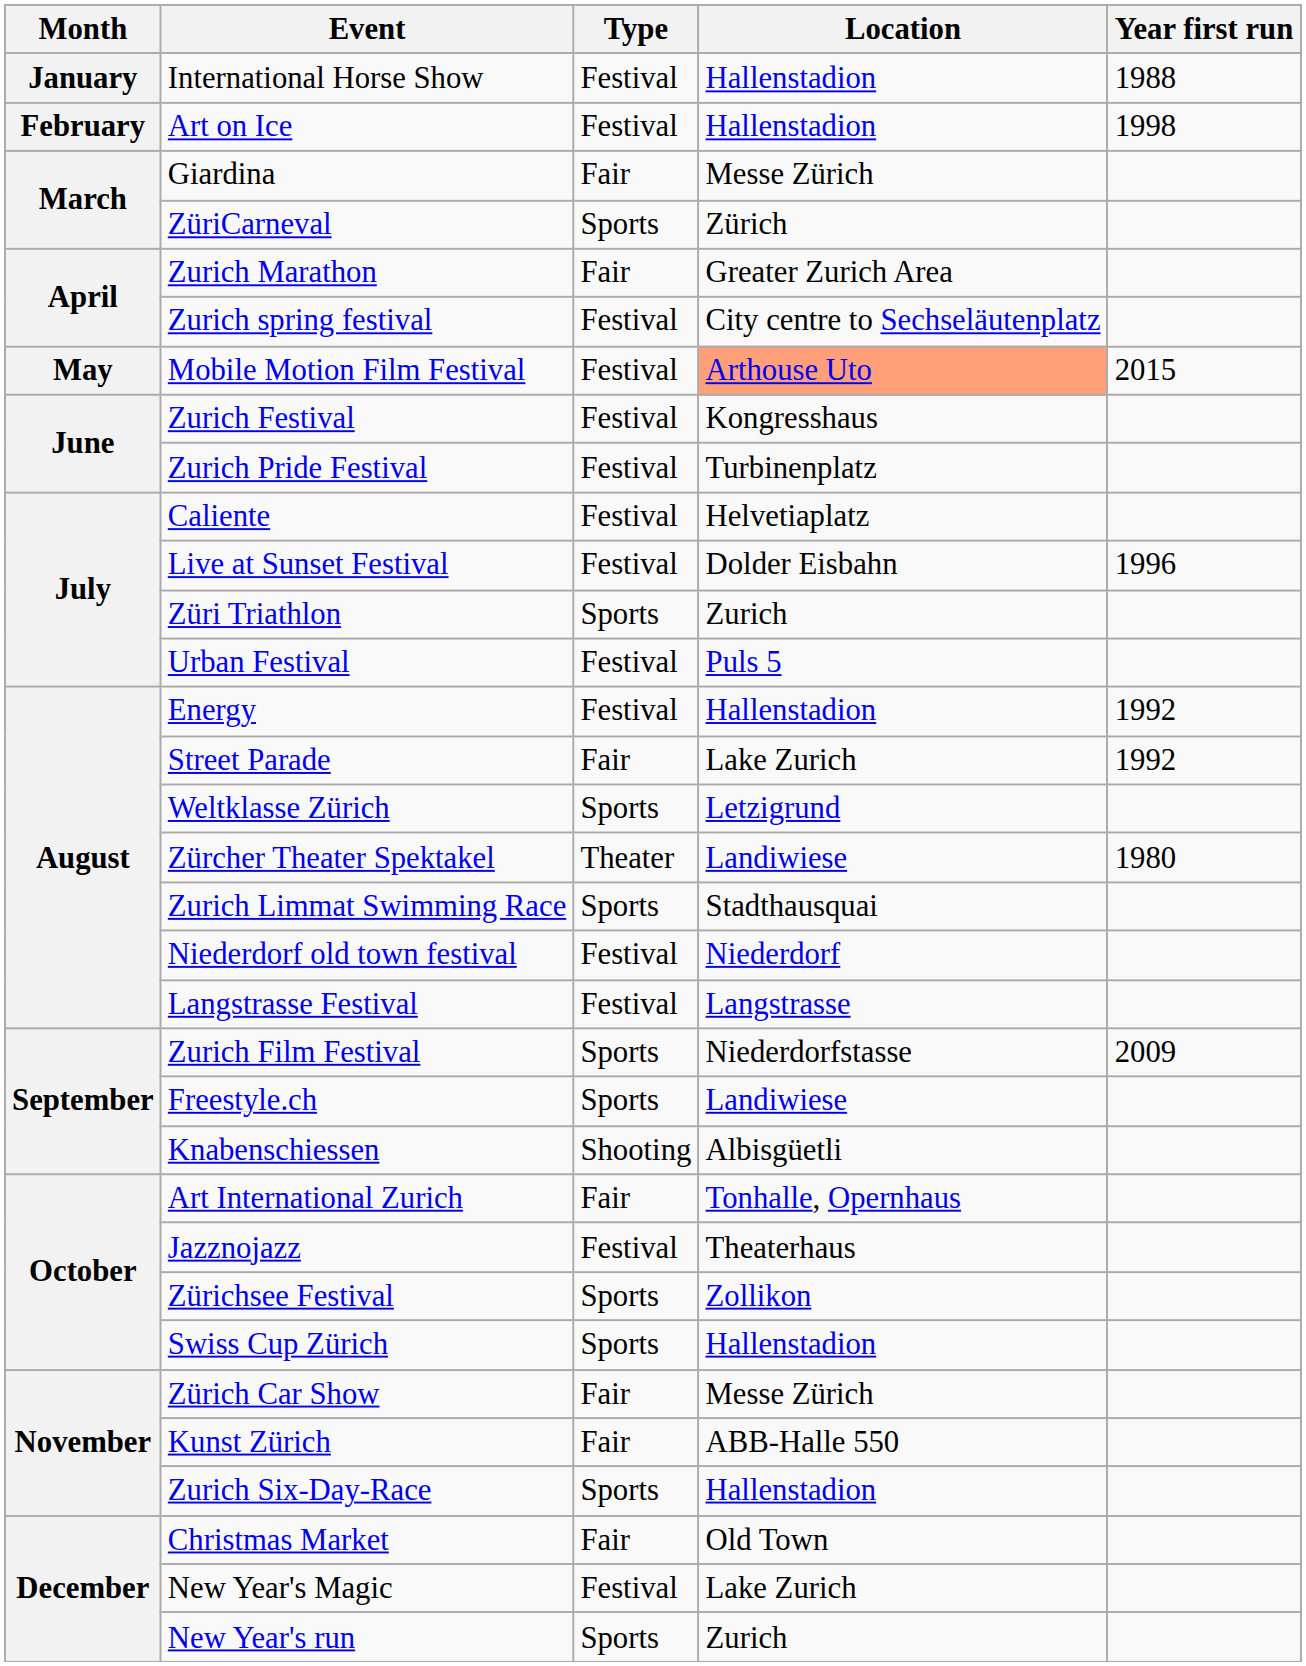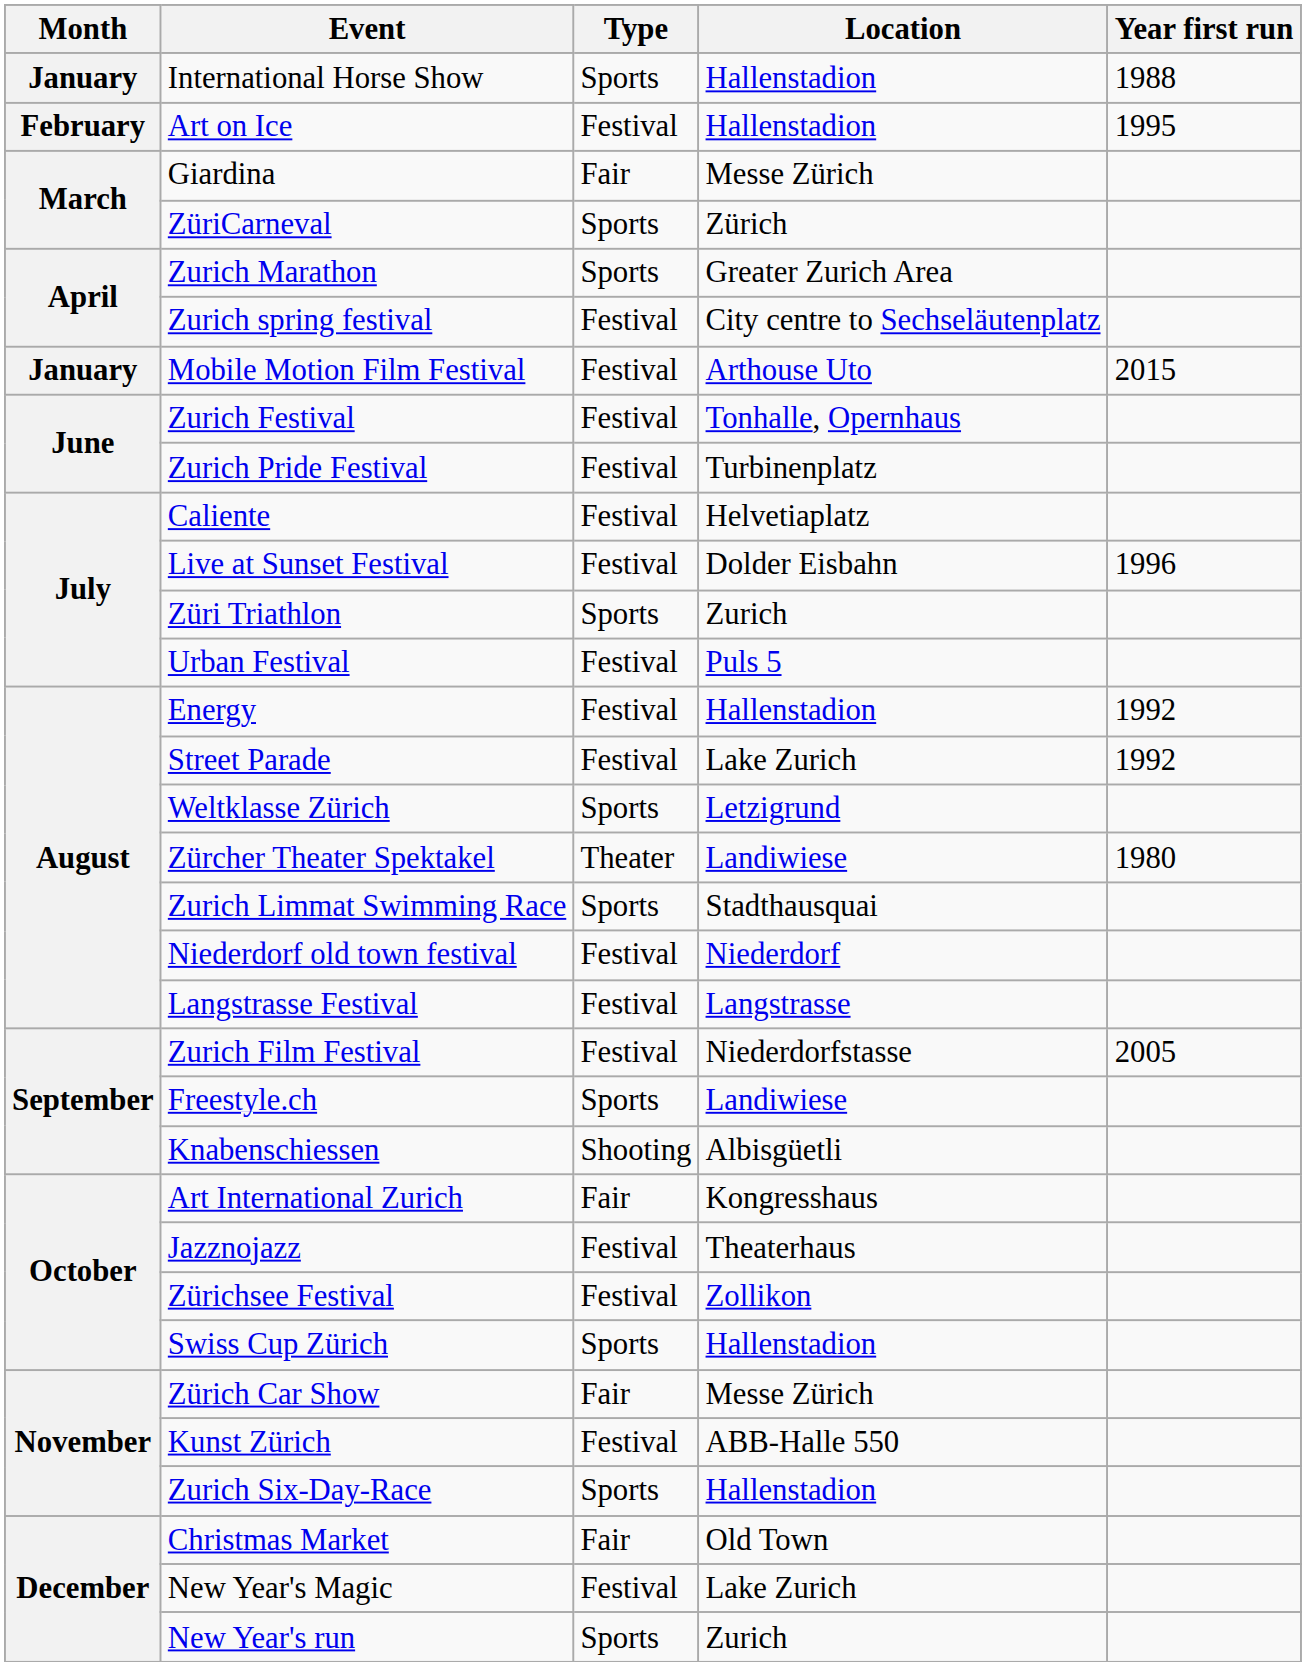(629, 77) Festival -> (620, 77) Sports
(1145, 126) 1998 -> (1145, 126) 1995
(605, 272) Fair -> (620, 272) Sports
(83, 369) May -> (83, 369) January
(789, 369) lightsalmon background -> (789, 369) no background
(792, 418) Kongresshaus -> (833, 418) Tonhalle, Opernhaus
(605, 759) Fair -> (629, 759) Festival
(620, 1051) Sports -> (629, 1051) Festival
(1145, 1051) 2009 -> (1145, 1051) 2005
(833, 1198) Tonhalle, Opernhaus -> (792, 1198) Kongresshaus
(620, 1295) Sports -> (629, 1295) Festival
(605, 1441) Fair -> (629, 1441) Festival
